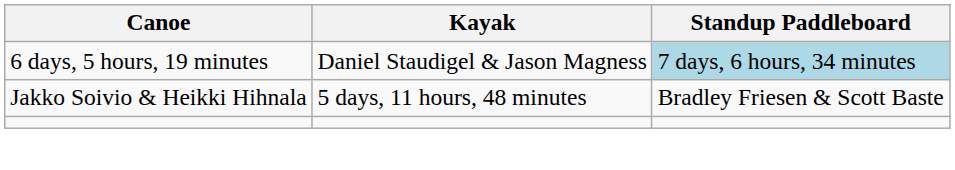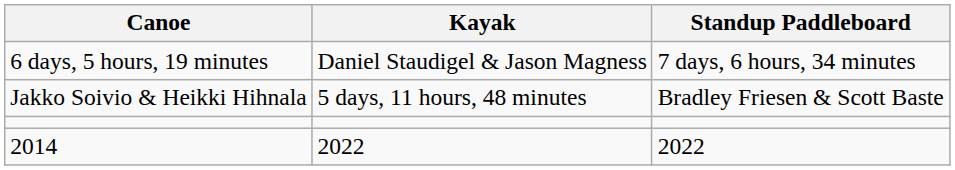(787, 60) lightblue background -> (787, 60) no background
+ row: (34, 145)
